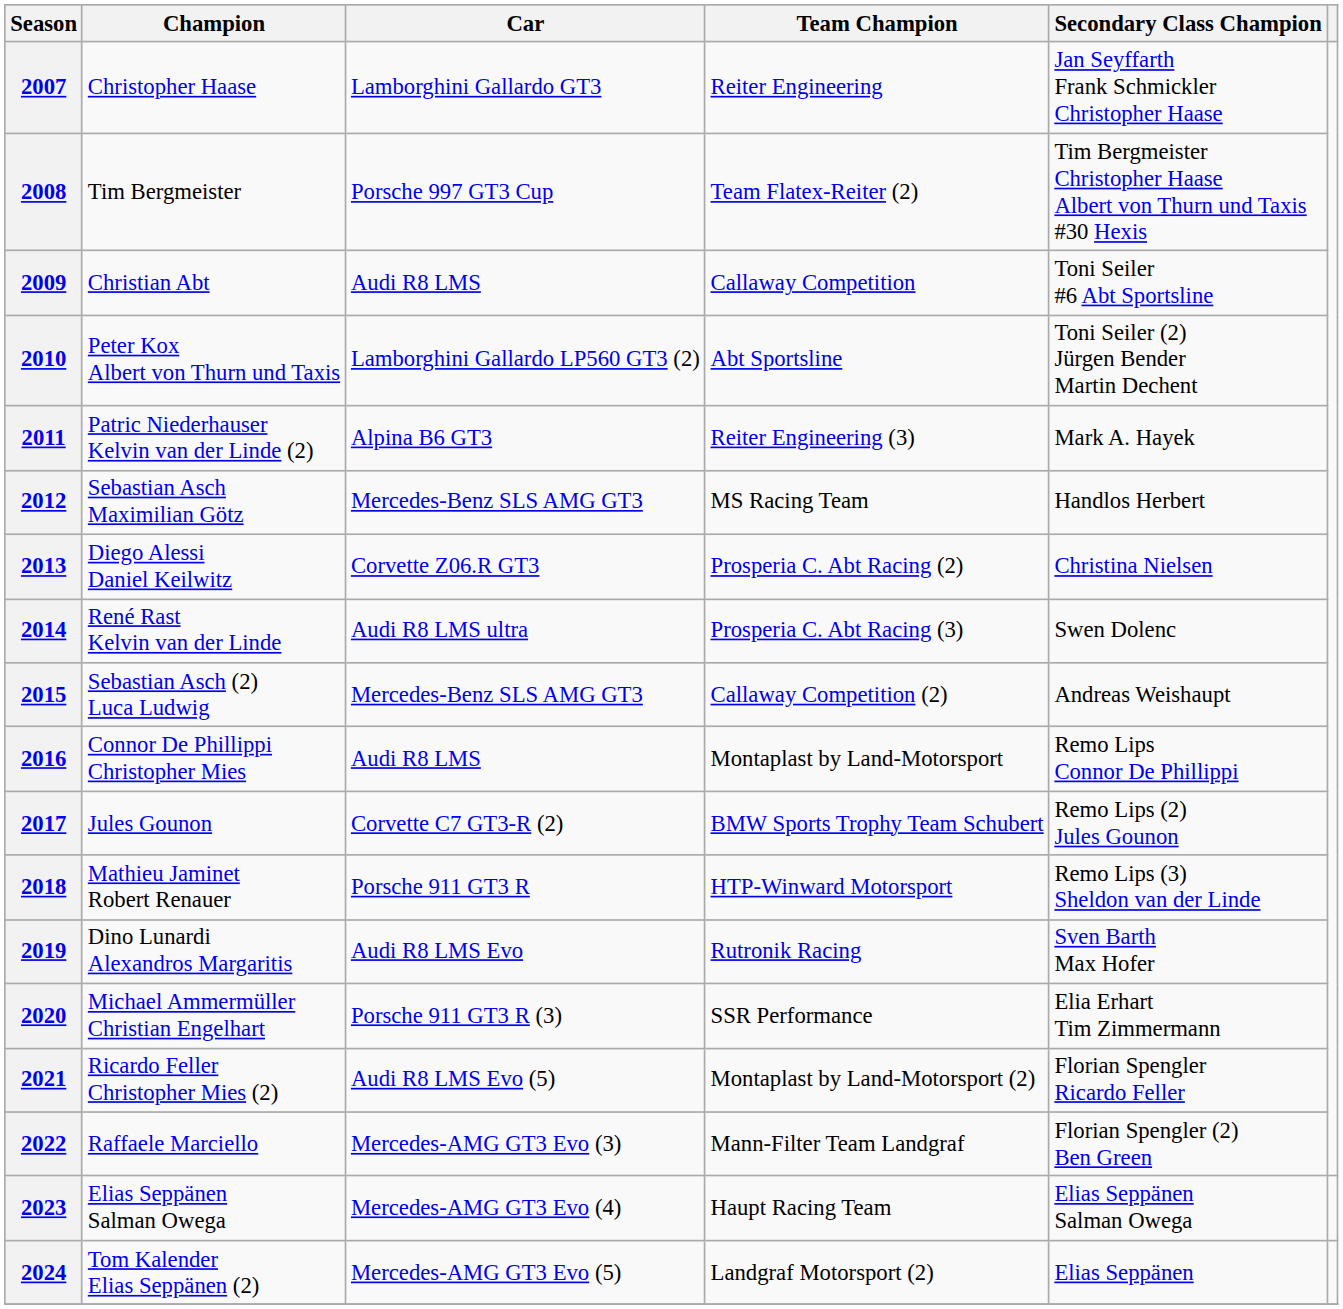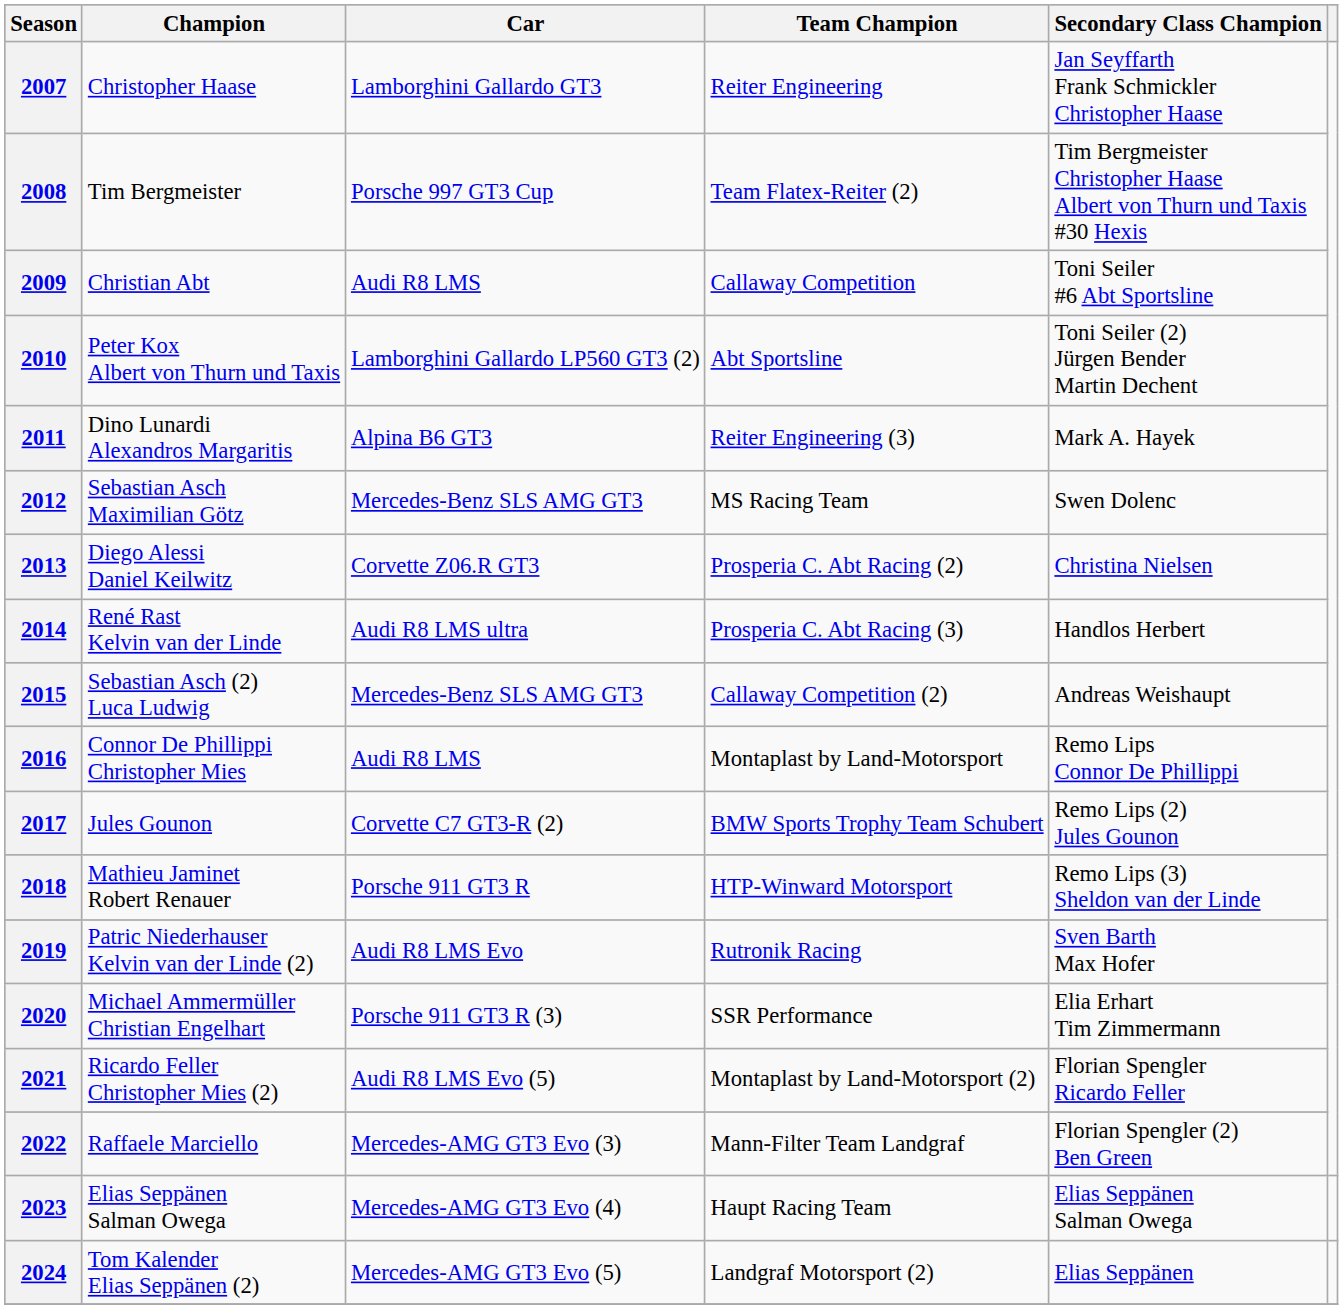(201, 437) Patric Niederhauser Kelvin van der Linde (2) -> (190, 437) Dino Lunardi Alexandros Margaritis
(1130, 501) Handlos Herbert -> (1115, 501) Swen Dolenc
(1115, 629) Swen Dolenc -> (1130, 629) Handlos Herbert
(190, 950) Dino Lunardi Alexandros Margaritis -> (201, 950) Patric Niederhauser Kelvin van der Linde (2)
